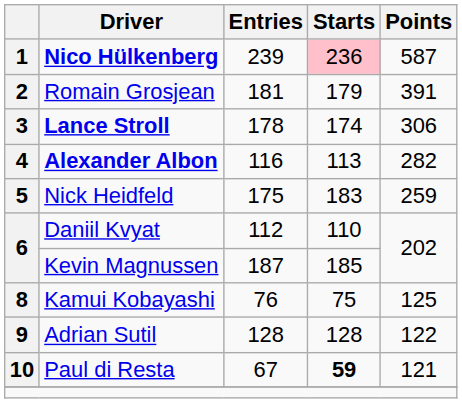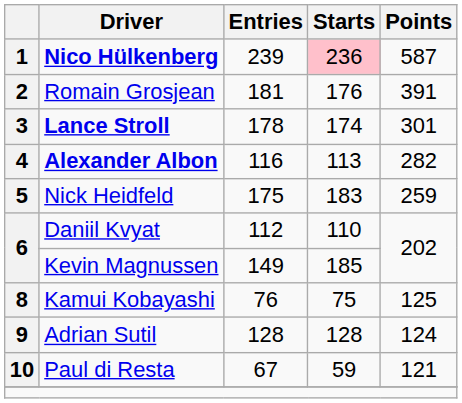(344, 91) 179 -> (344, 91) 176
(419, 126) 306 -> (419, 126) 301
(266, 265) 187 -> (266, 265) 149
(419, 334) 122 -> (419, 334) 124
(344, 369) bold -> (344, 369) normal
